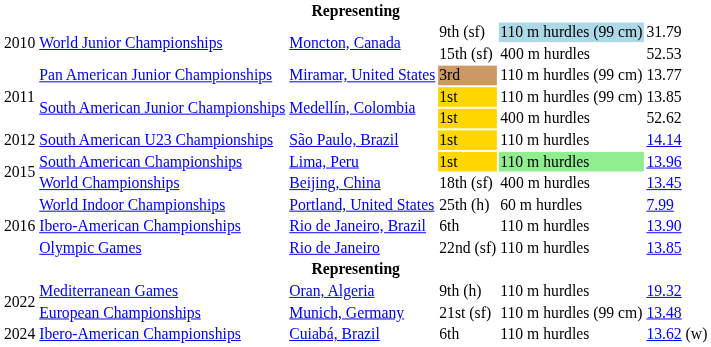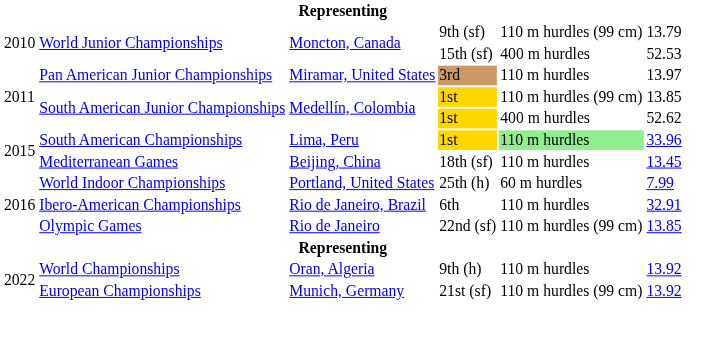(571, 32) lightblue background -> (571, 32) no background
(664, 32) 31.79 -> (664, 32) 13.79
(571, 75) 110 m hurdles (99 cm) -> (545, 75) 110 m hurdles
(664, 75) 13.77 -> (664, 75) 13.97
- row: (344, 140)
(664, 161) 13.96 -> (664, 140) 33.96
(109, 183) World Championships -> (109, 161) Mediterranean Games
(545, 183) 400 m hurdles -> (545, 161) 110 m hurdles
(664, 226) 13.90 -> (664, 204) 32.91
(545, 247) 110 m hurdles -> (571, 226) 110 m hurdles (99 cm)
(109, 291) Mediterranean Games -> (109, 269) World Championships
(664, 291) 19.32 -> (664, 269) 13.92
(664, 312) 13.48 -> (664, 291) 13.92
- row: (335, 334)
